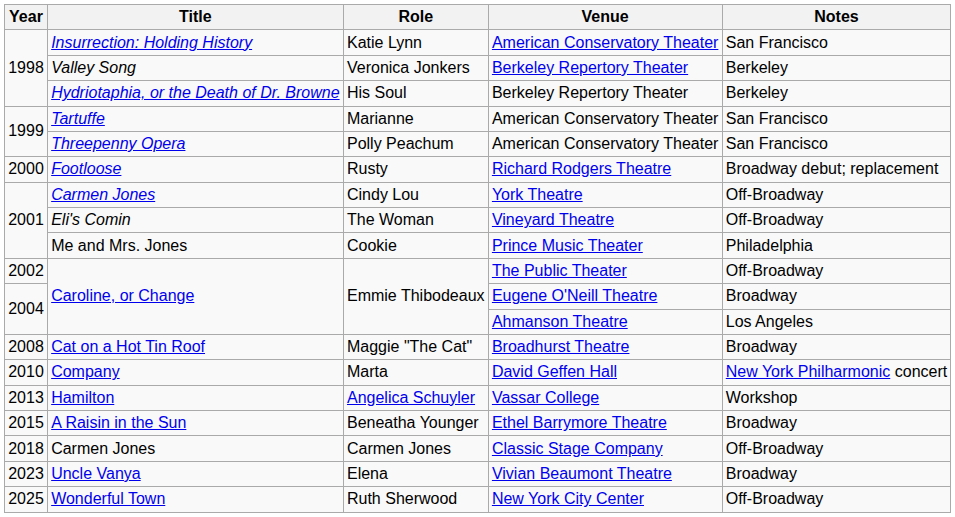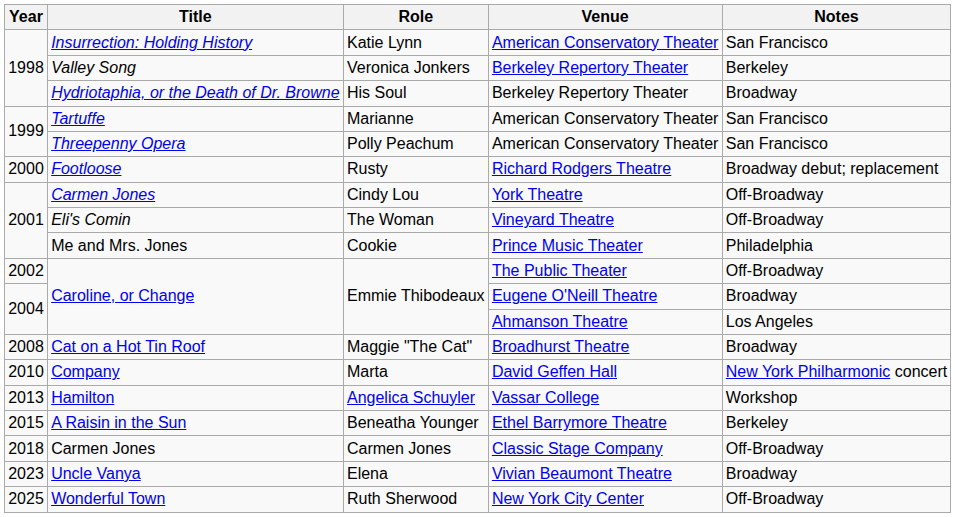(757, 93) Berkeley -> (761, 93) Broadway
(761, 423) Broadway -> (757, 423) Berkeley
